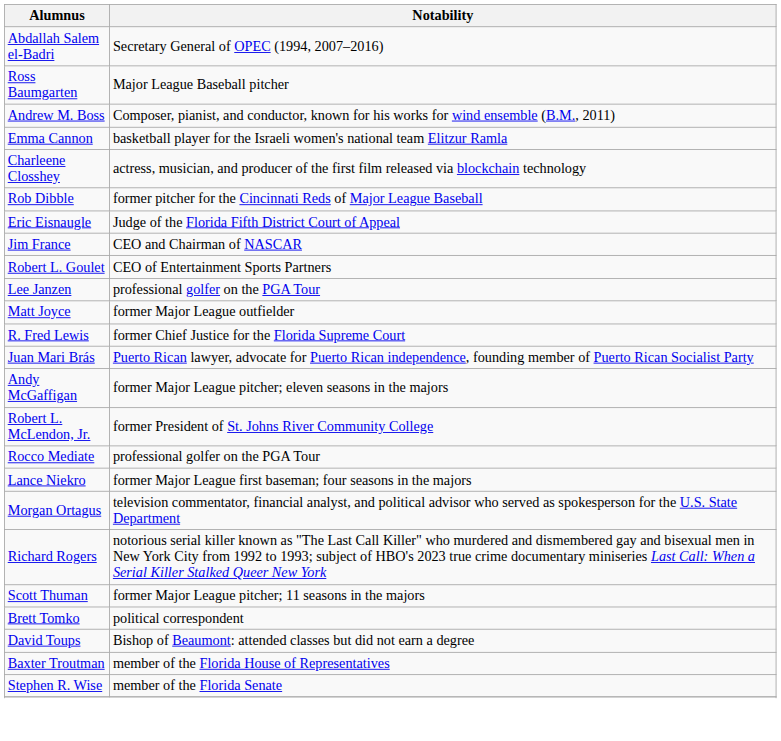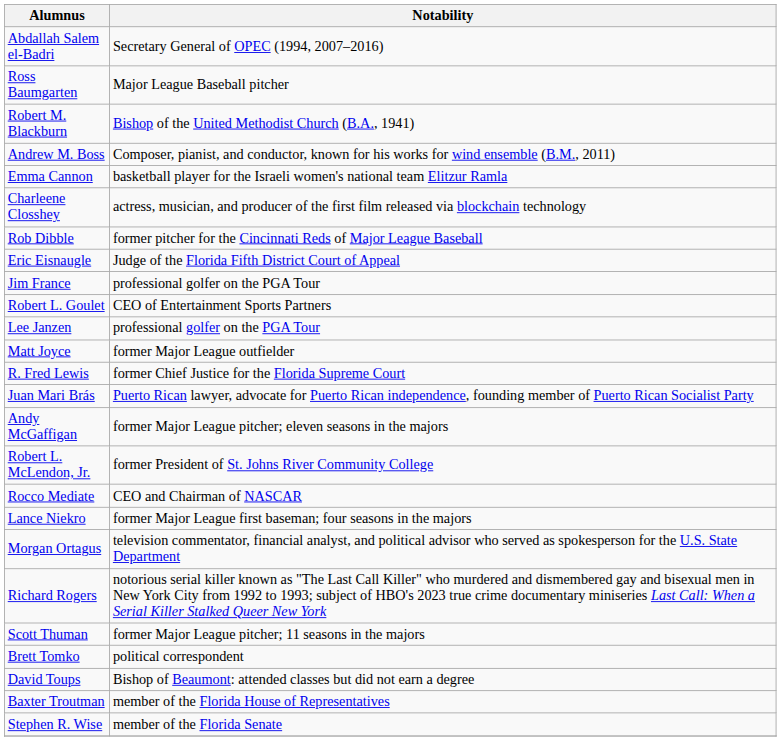+ row: (37, 123)
(207, 244) CEO and Chairman of NASCAR -> (216, 283) professional golfer on the PGA Tour
(216, 457) professional golfer on the PGA Tour -> (207, 495) CEO and Chairman of NASCAR
